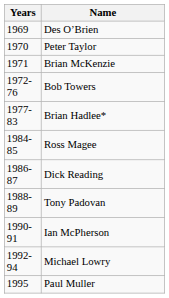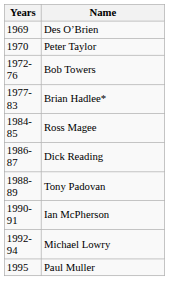- row: (79, 64)
